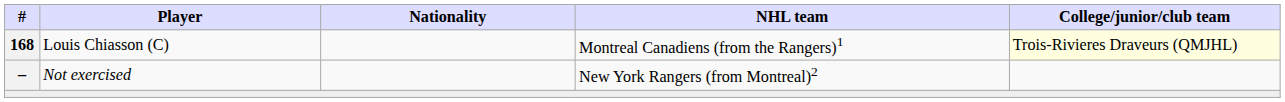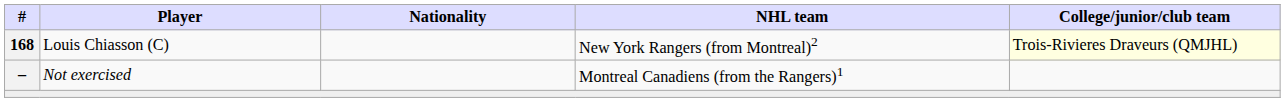(711, 45) Montreal Canadiens (from the Rangers)1 -> (698, 45) New York Rangers (from Montreal)2
(698, 75) New York Rangers (from Montreal)2 -> (711, 75) Montreal Canadiens (from the Rangers)1
